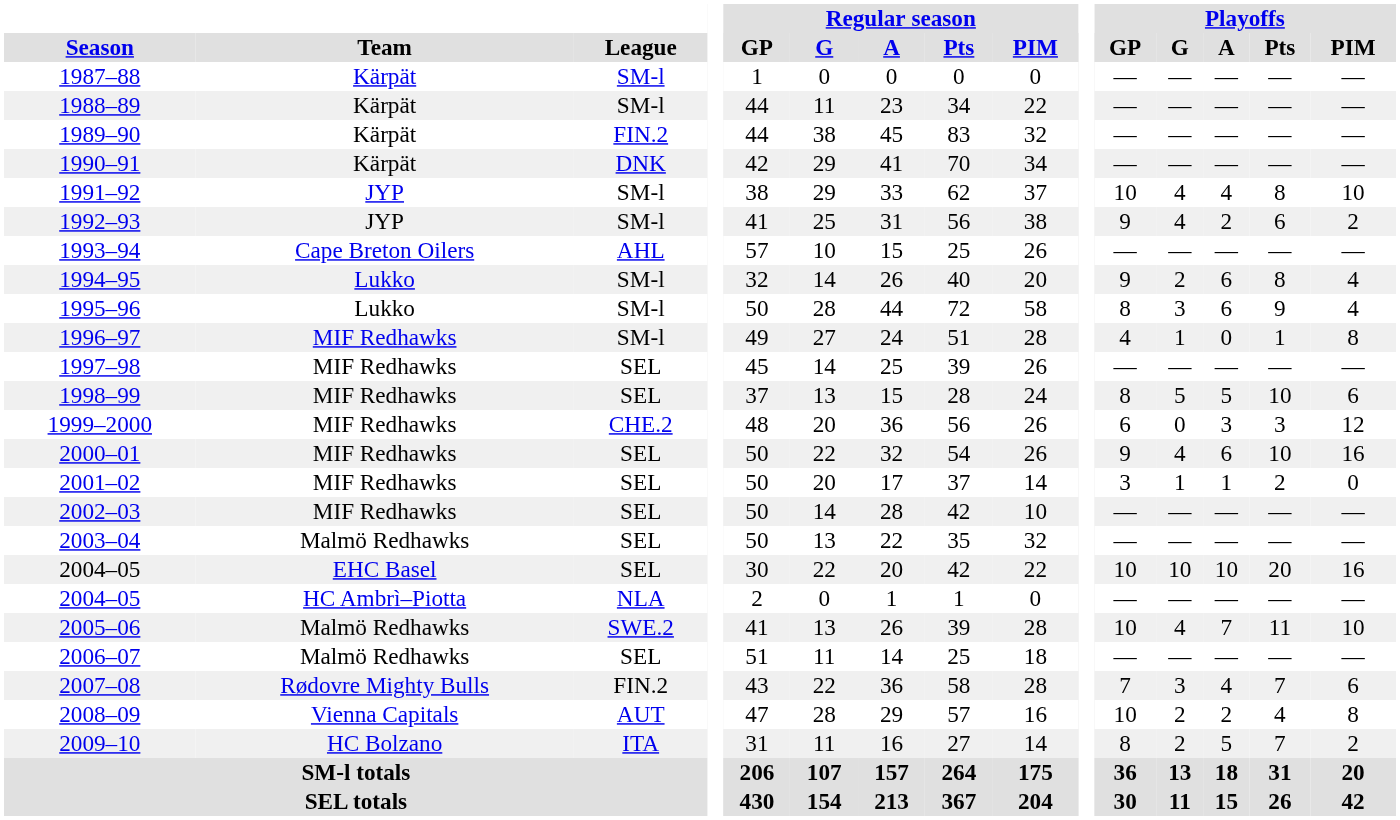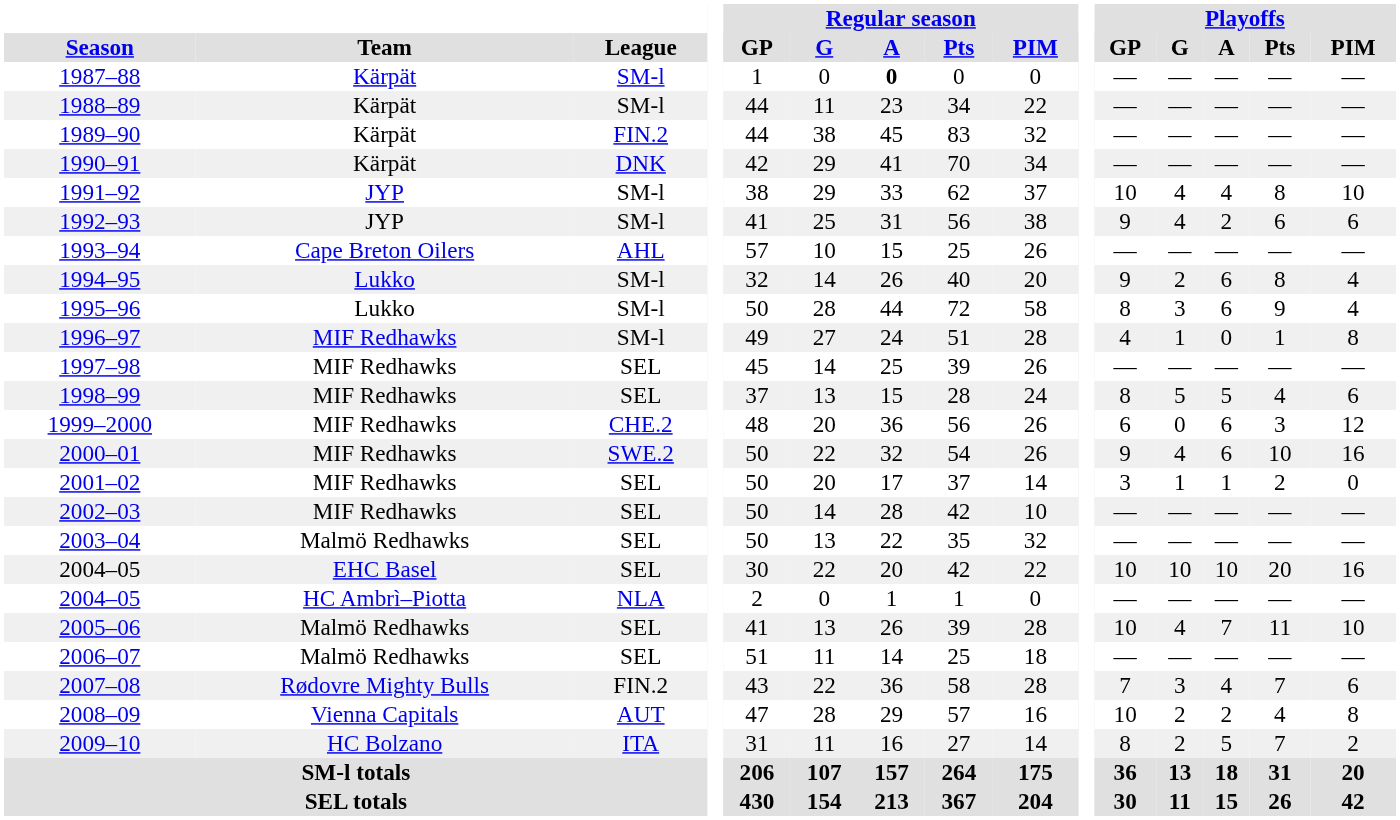(892, 76) normal -> (892, 76) bold
(1353, 221) 2 -> (1353, 221) 6
(1280, 395) 10 -> (1280, 395) 4
(1226, 424) 3 -> (1226, 424) 6
(641, 453) SEL -> (641, 453) SWE.2
(641, 627) SWE.2 -> (641, 627) SEL
